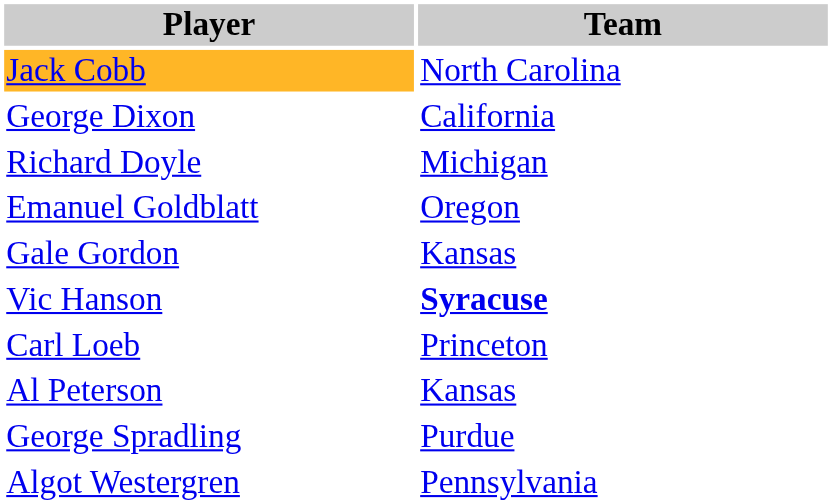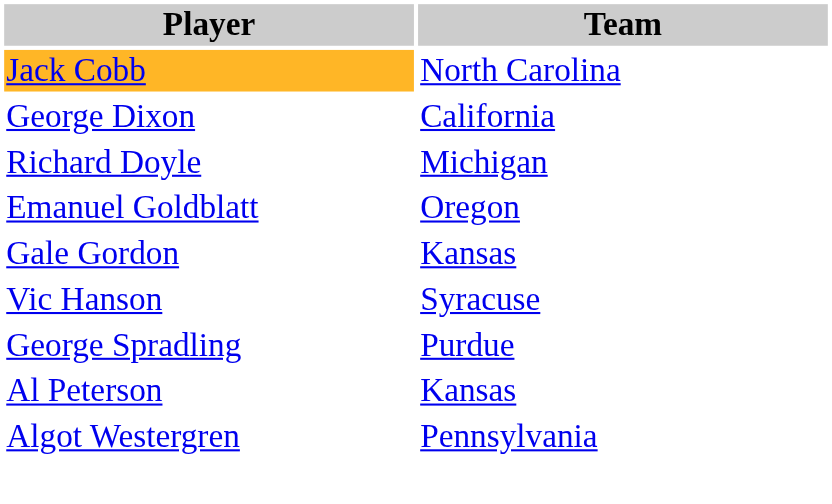(484, 298) bold -> (480, 298) normal
- row: (73, 344)
rows swapped: (84, 390) <-> (124, 436)
